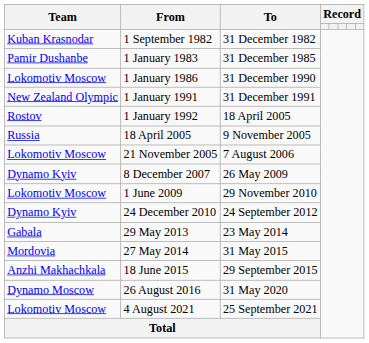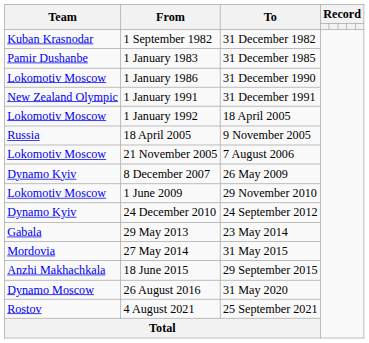(24, 116) Rostov -> (57, 116) Lokomotiv Moscow
(57, 309) Lokomotiv Moscow -> (24, 309) Rostov
